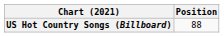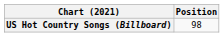(196, 25) 88 -> (196, 25) 98
